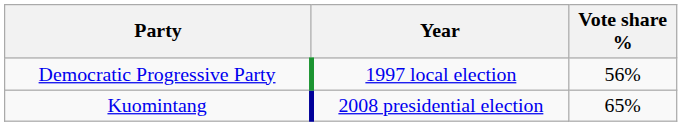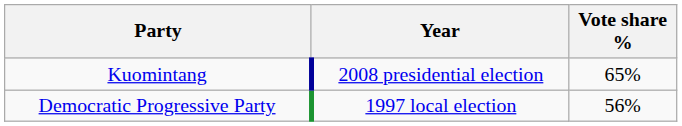rows swapped: (157, 74) <-> (157, 105)
